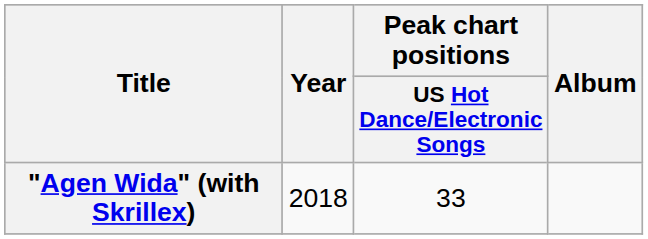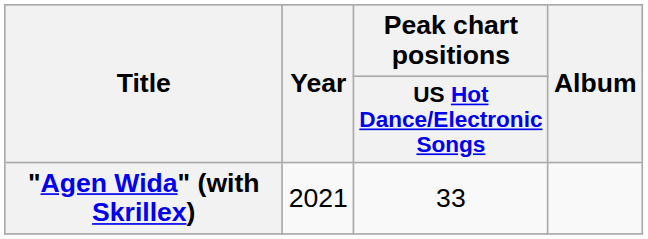(318, 197) 2018 -> (318, 197) 2021
